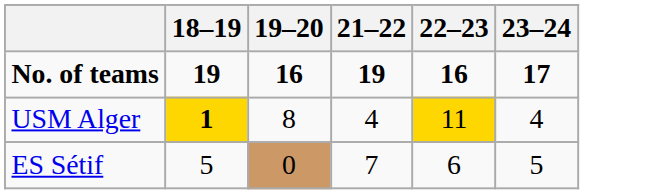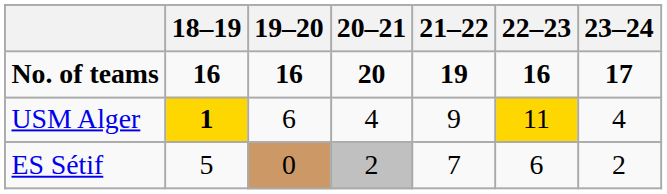+ column: (372, 27)
(207, 73) 19 -> (207, 73) 16
(289, 119) 8 -> (289, 119) 6
(372, 119) 4 -> (454, 119) 9
(536, 165) 5 -> (619, 165) 2
